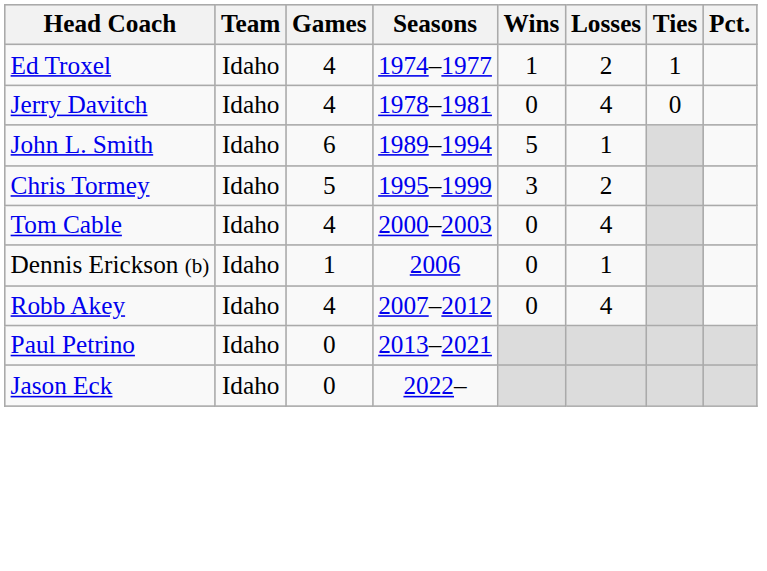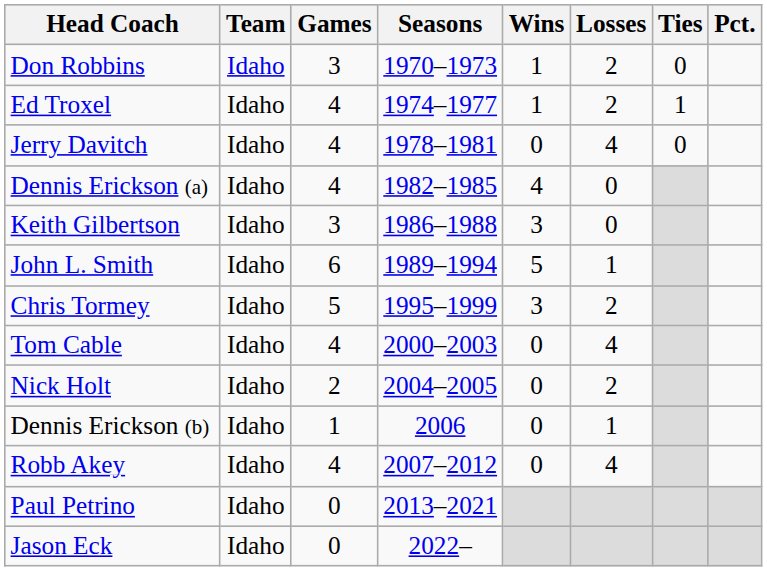+ row: (78, 64)
+ row: (113, 184)
+ row: (95, 225)
+ row: (61, 385)
